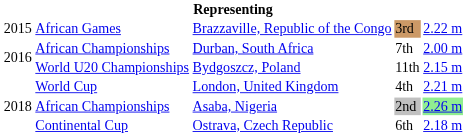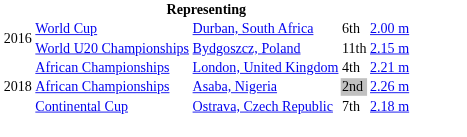- row: (292, 28)
(102, 48) African Championships -> (66, 28) World Cup
(404, 48) 7th -> (351, 28) 6th
(66, 87) World Cup -> (102, 67) African Championships
(443, 106) lightgreen background -> (390, 87) no background
(404, 125) 6th -> (351, 106) 7th
